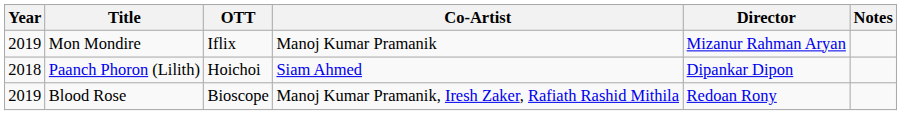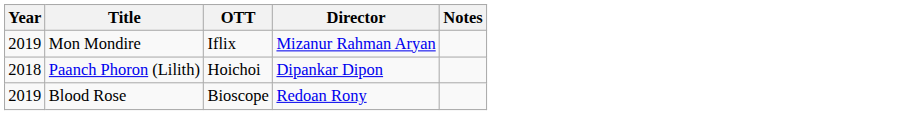- column: (478, 17)
